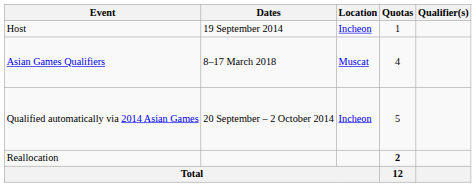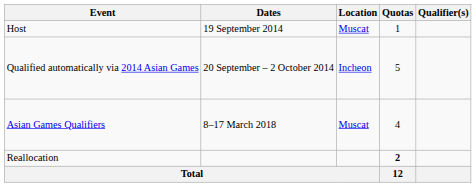(355, 28) Incheon -> (354, 28) Muscat
rows swapped: (103, 118) <-> (56, 62)
